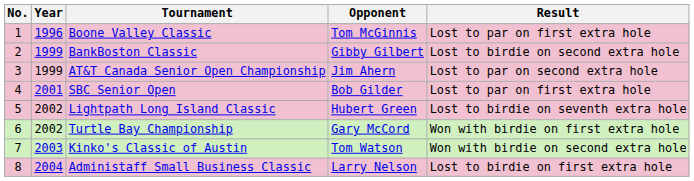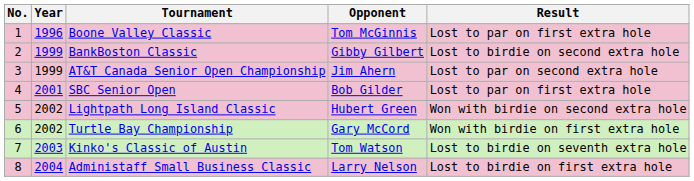(558, 110) Lost to birdie on seventh extra hole -> (558, 110) Won with birdie on second extra hole
(558, 148) Won with birdie on second extra hole -> (558, 148) Lost to birdie on seventh extra hole
